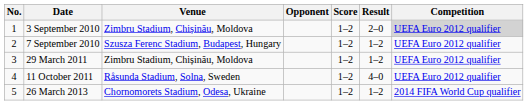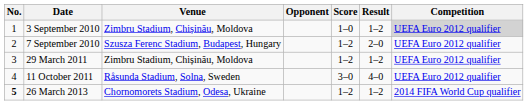(345, 28) 1–2 -> (345, 28) 1–0
(376, 28) 2–0 -> (376, 28) 1–2
(376, 44) 1–2 -> (376, 44) 2–0
(345, 76) 1–2 -> (345, 76) 3–0
(14, 92) normal -> (14, 92) bold
